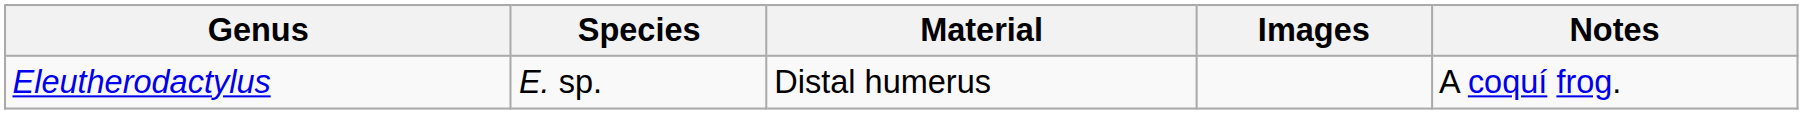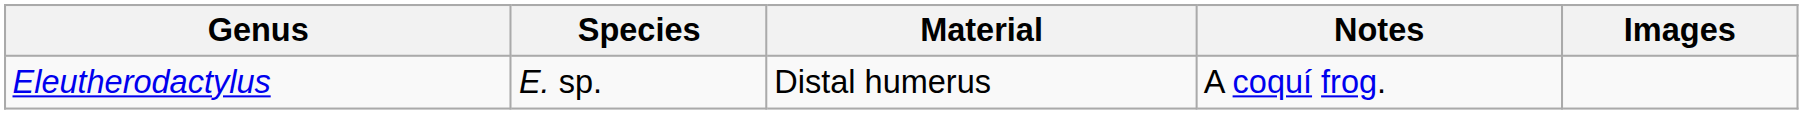columns swapped: (1615, 30) <-> (1314, 30)
